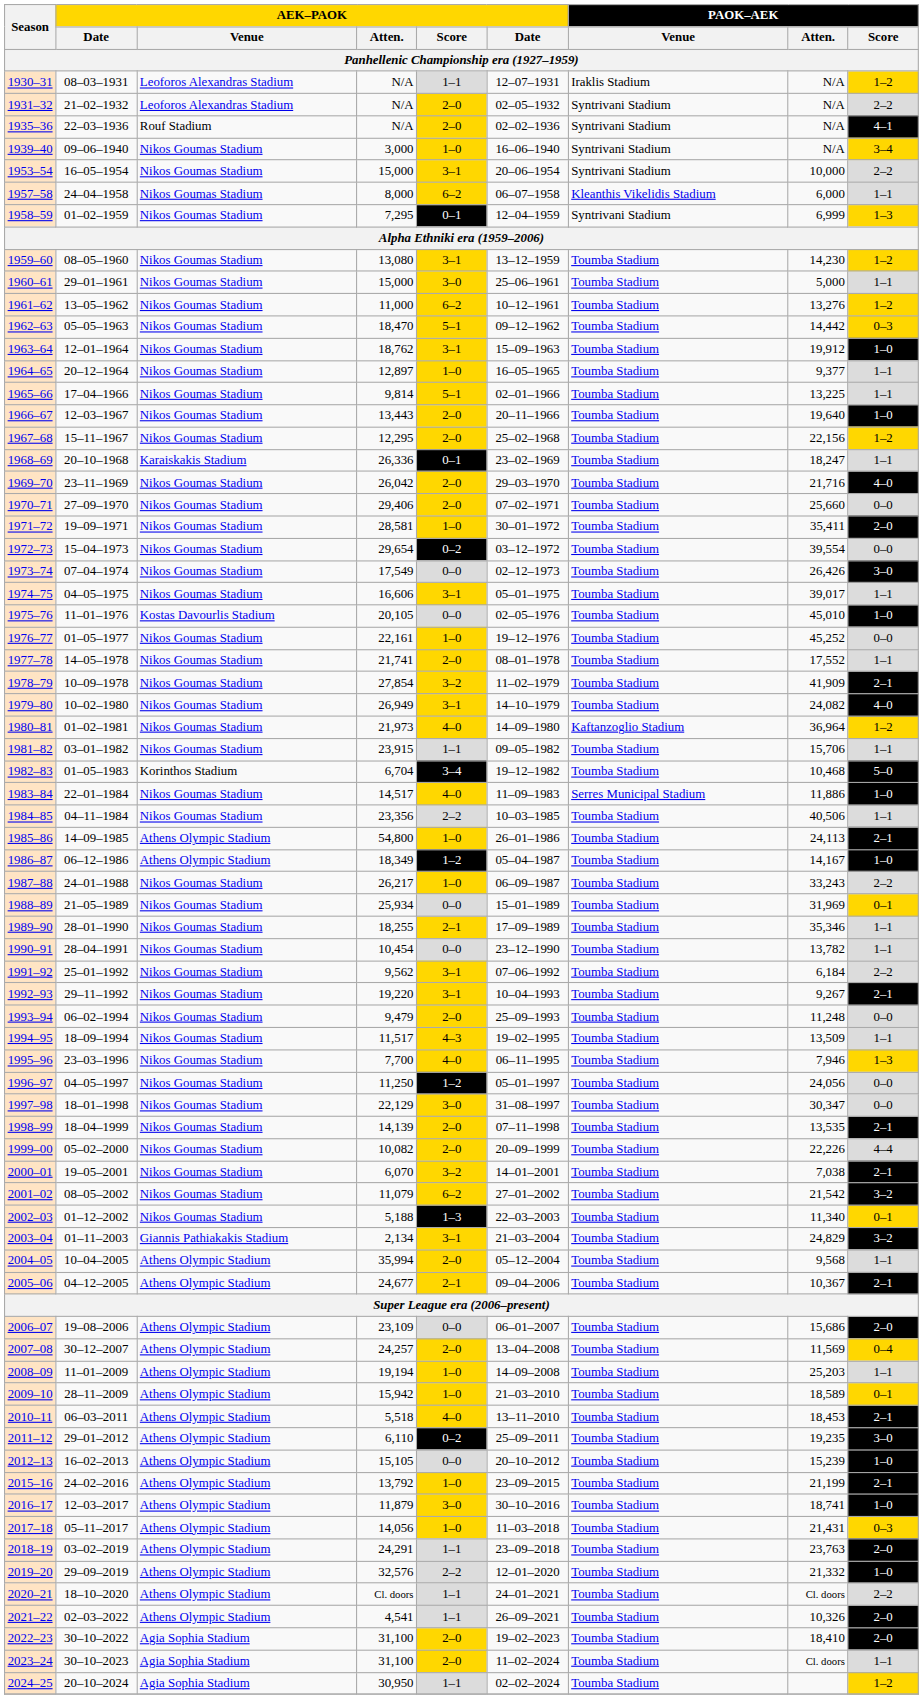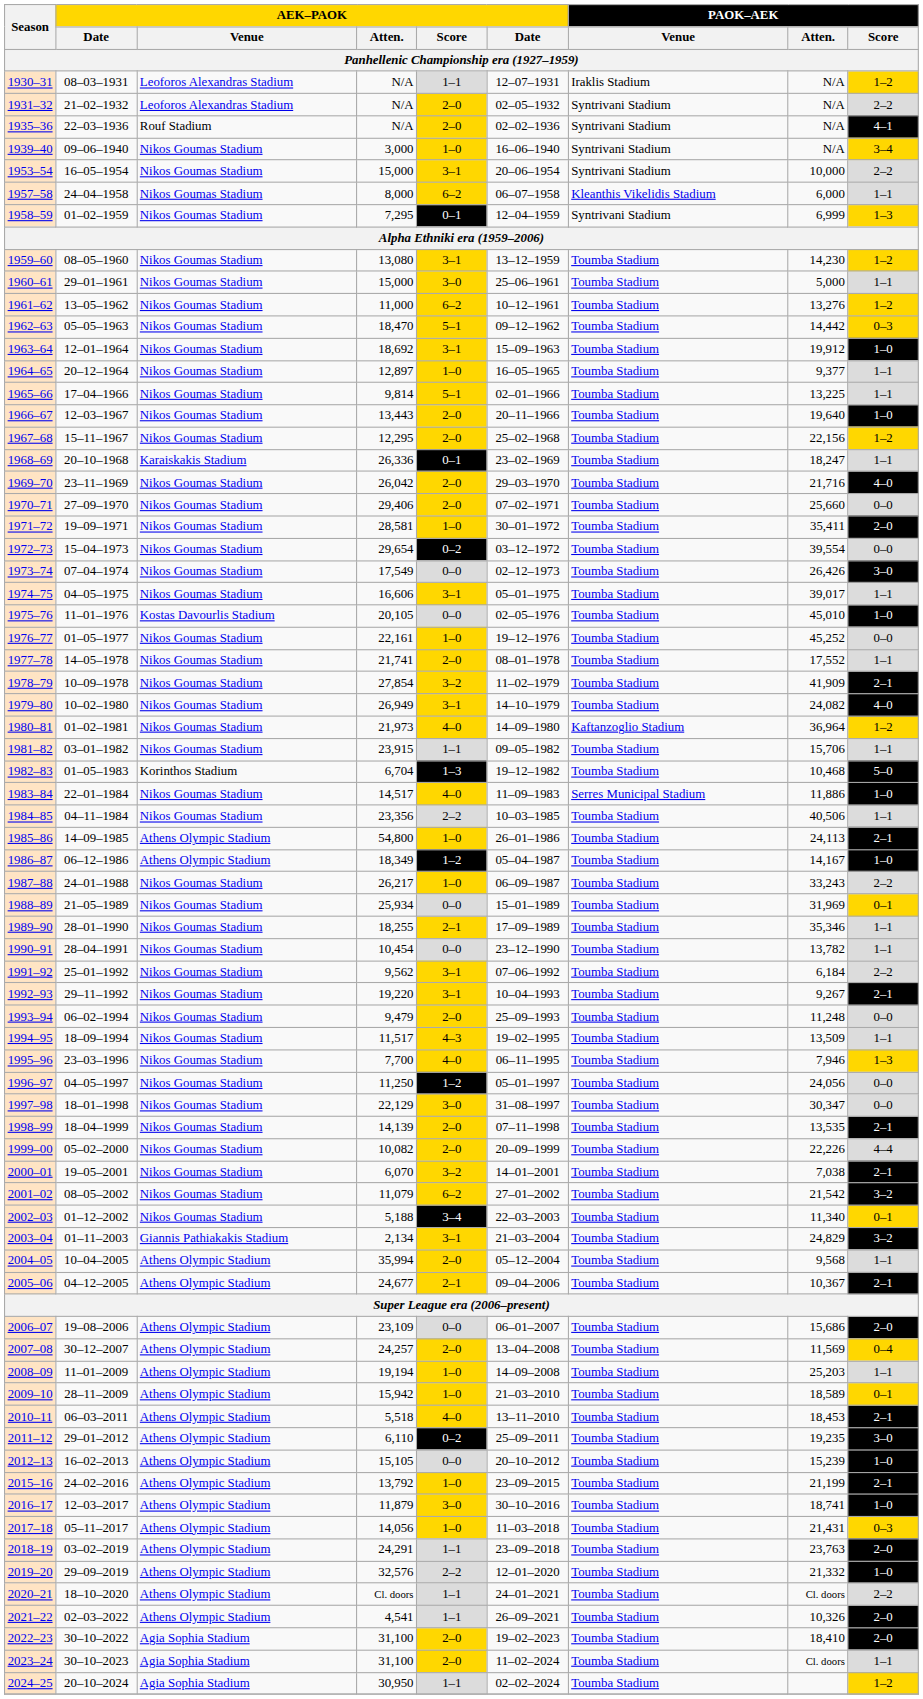(396, 349) 18,762 -> (396, 349) 18,692
(452, 771) 3–4 -> (452, 771) 1–3
(452, 1216) 1–3 -> (452, 1216) 3–4
